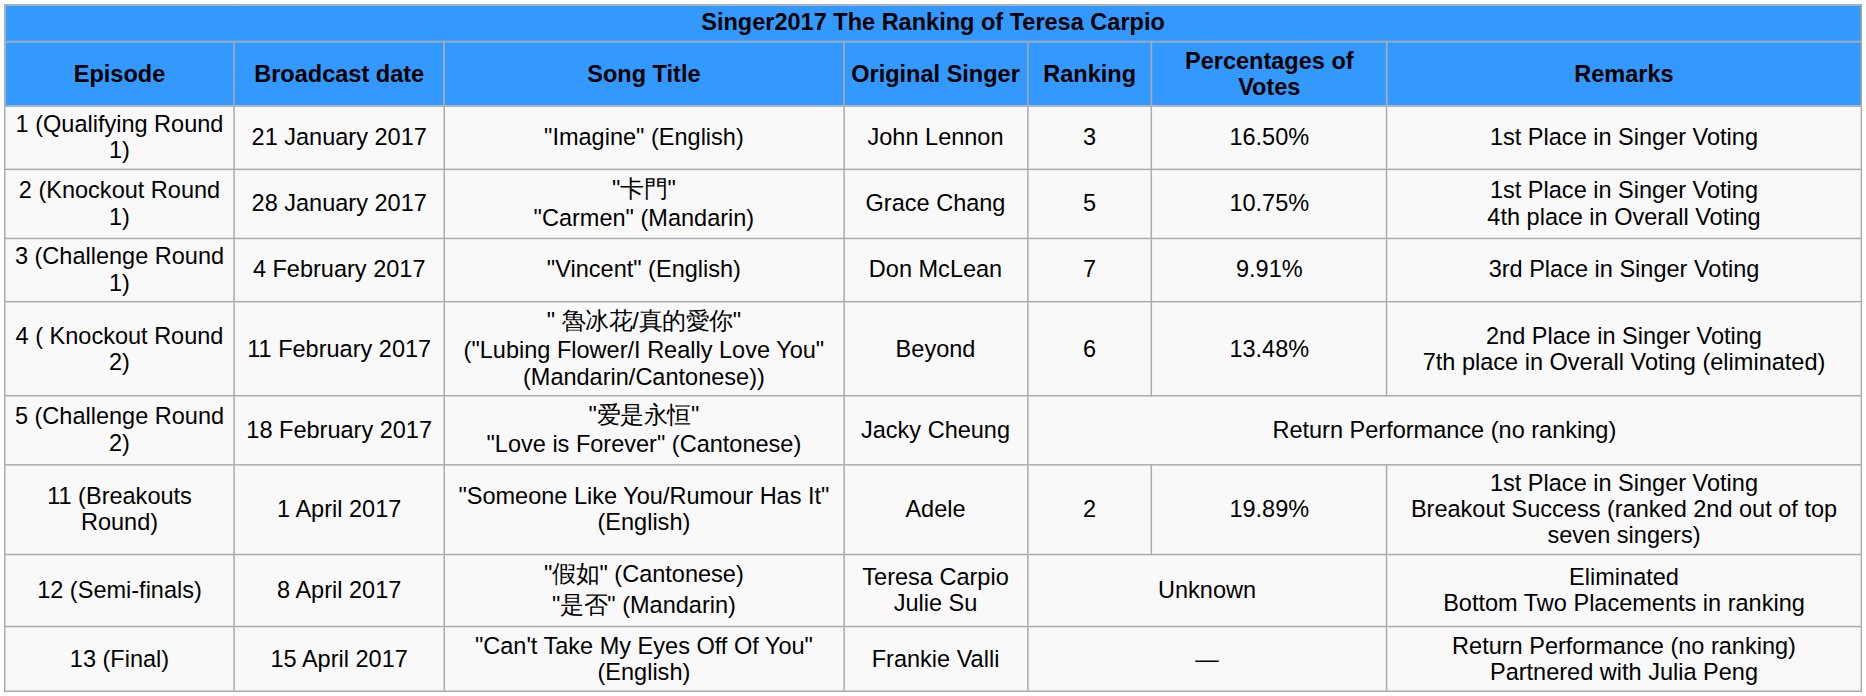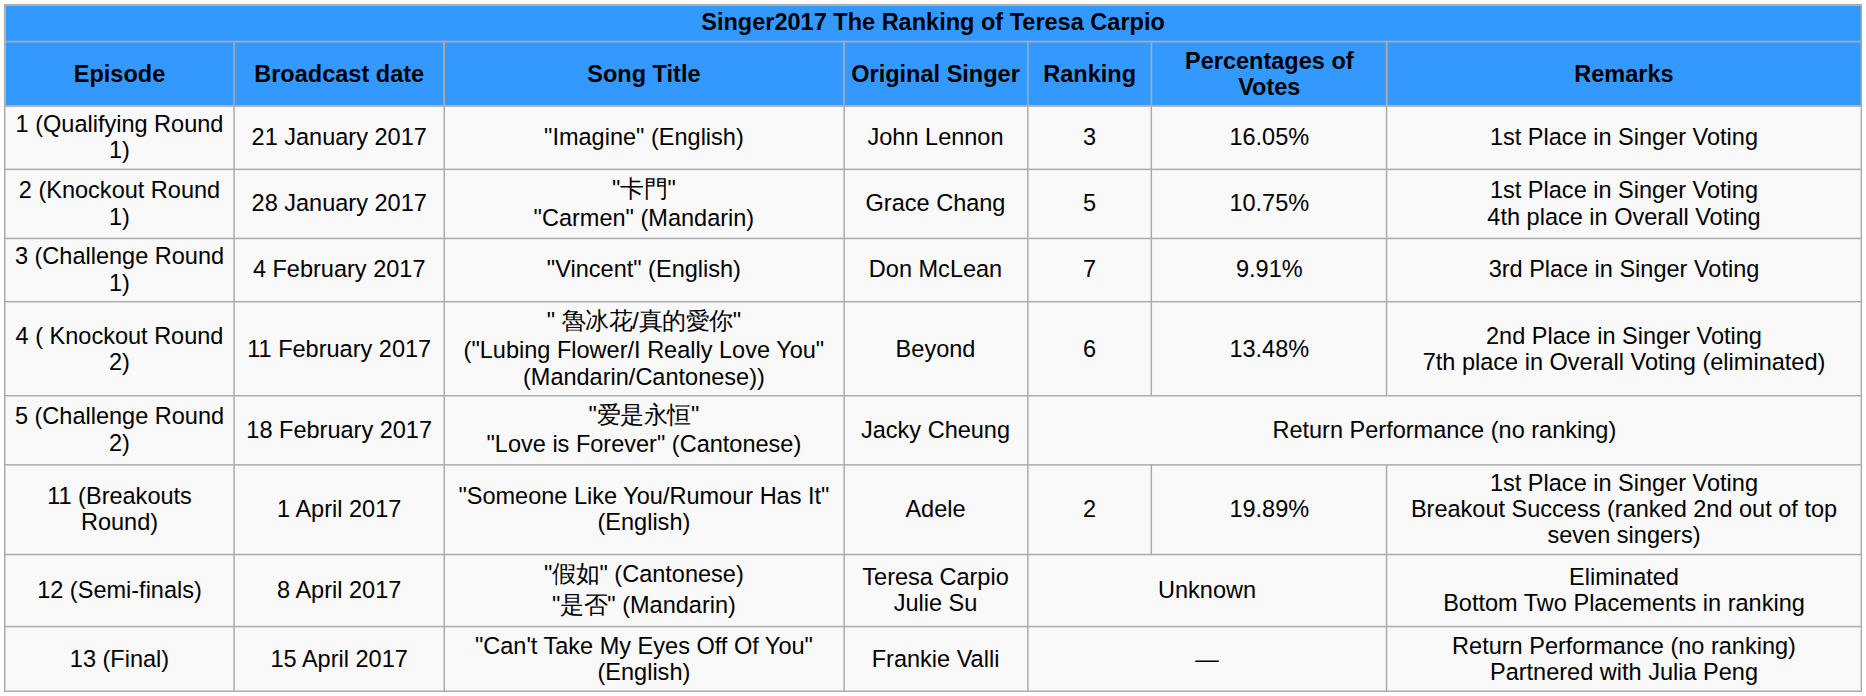(1269, 137) 16.50% -> (1269, 137) 16.05%
